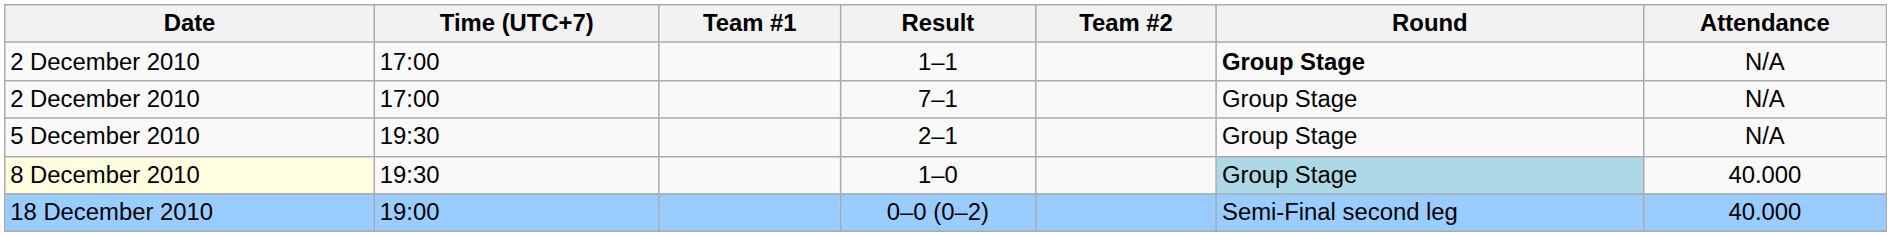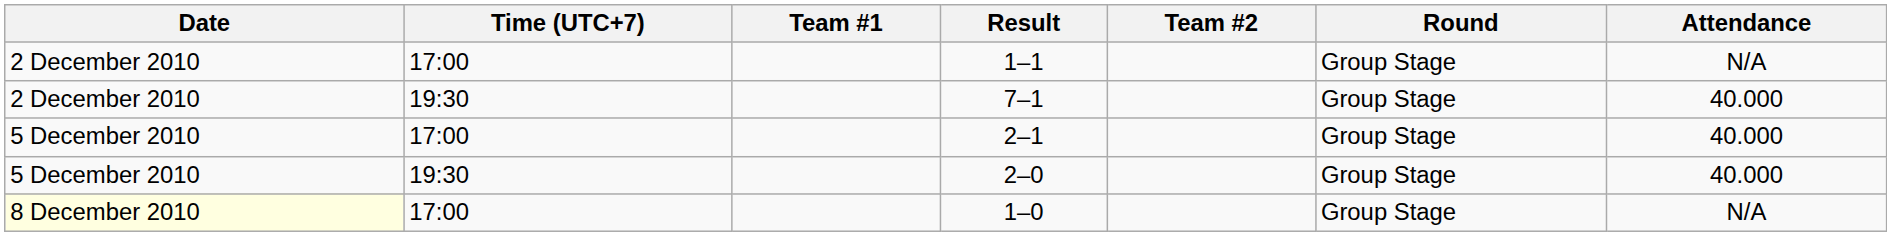(1294, 61) bold -> (1388, 61) normal
(410, 99) 17:00 -> (439, 99) 19:30
(1765, 99) N/A -> (1746, 99) 40.000
(410, 136) 19:30 -> (439, 136) 17:00
(1765, 136) N/A -> (1746, 136) 40.000
+ row: (1024, 174)
(410, 174) 19:30 -> (439, 212) 17:00
(1290, 174) lightblue background -> (1388, 212) no background
(1765, 174) 40.000 -> (1746, 212) N/A
- row: (938, 212)
